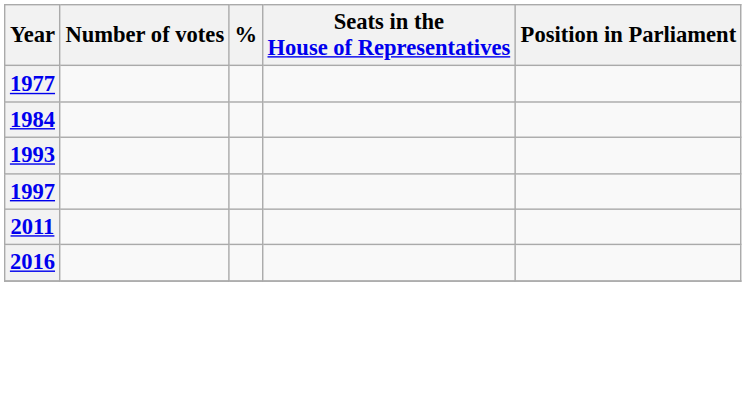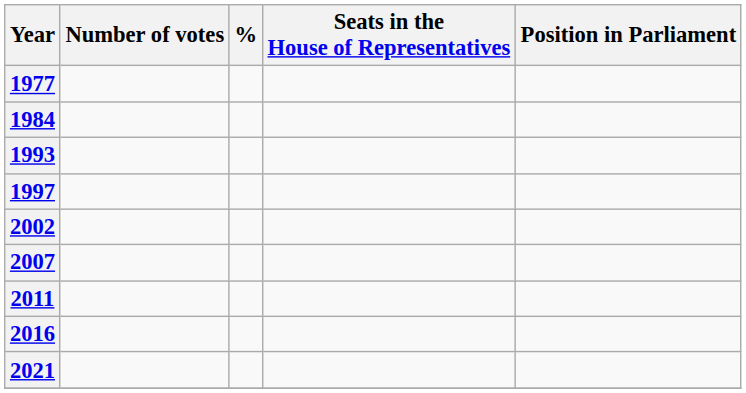+ row: (32, 226)
+ row: (32, 262)
+ row: (32, 369)
